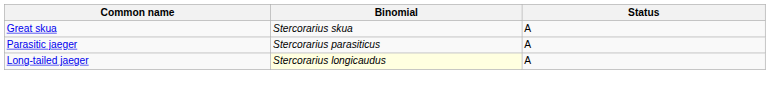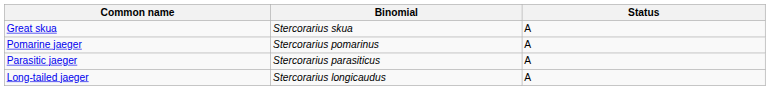+ row: (44, 45)
(329, 61) lightyellow background -> (329, 77) no background
